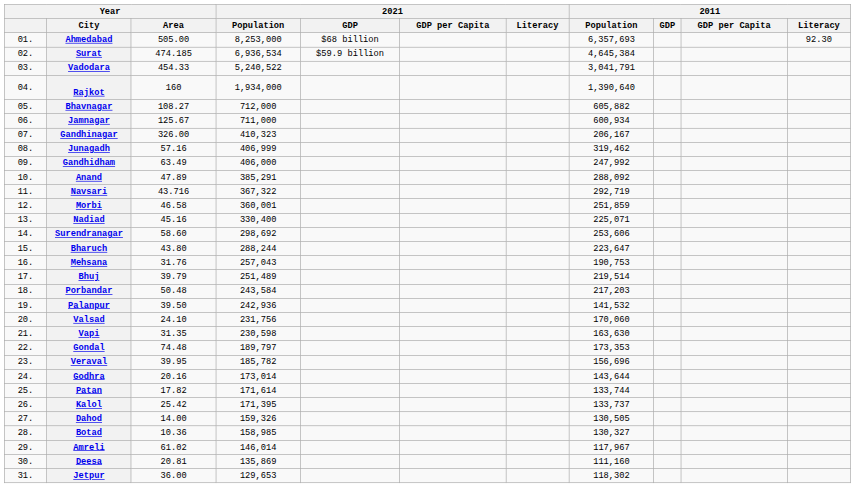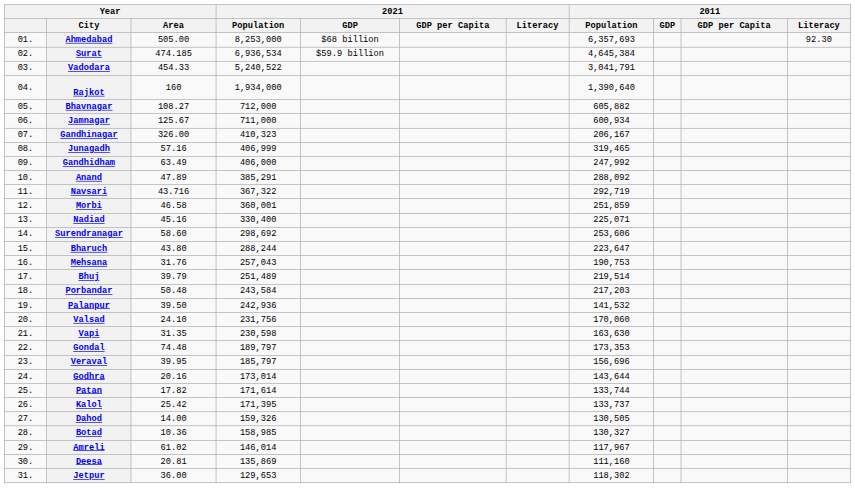(611, 149) 319,462 -> (611, 149) 319,465
(258, 362) 185,782 -> (258, 362) 185,797
